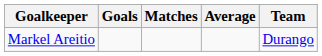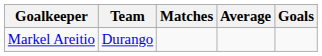columns swapped: (120, 16) <-> (288, 16)
